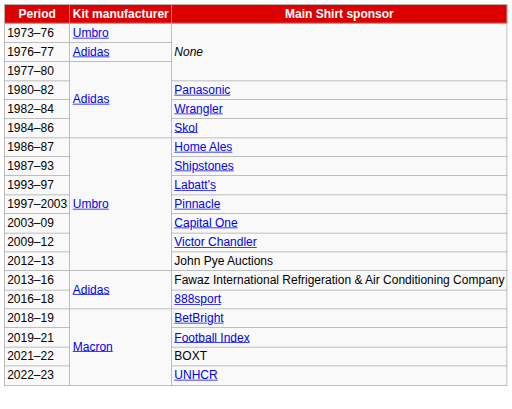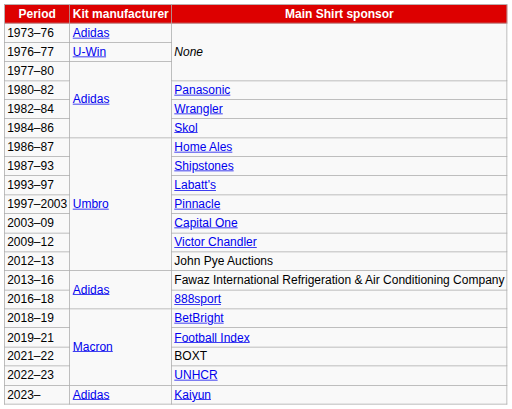(91, 33) Umbro -> (91, 33) Adidas
(91, 52) Adidas -> (89, 52) U-Win
+ row: (24, 394)
